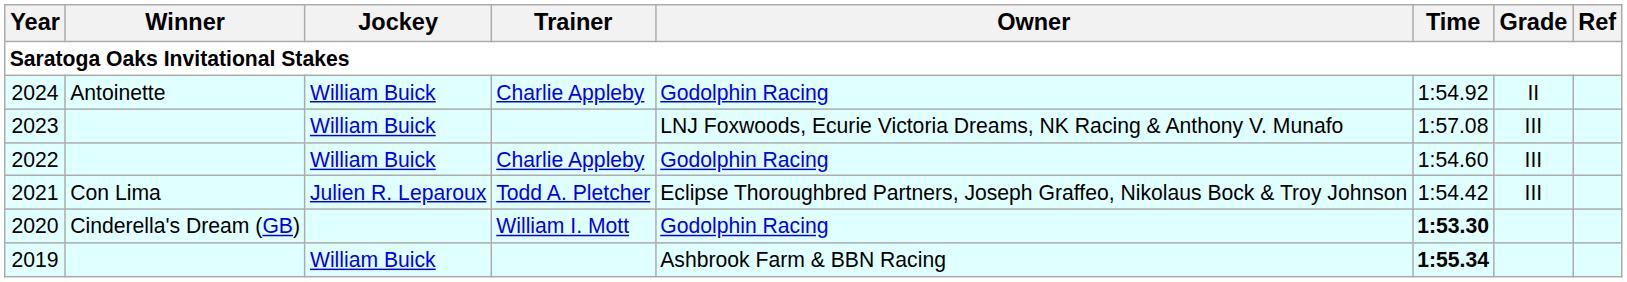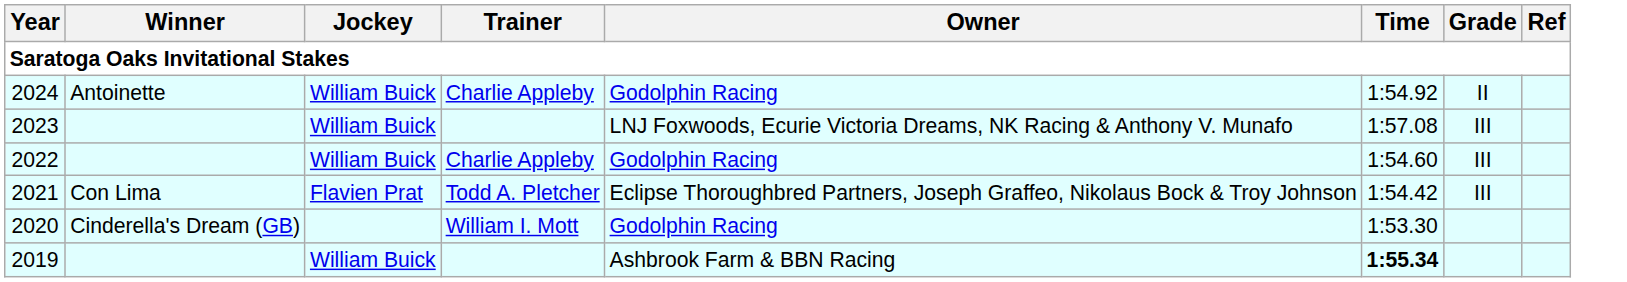(398, 193) Julien R. Leparoux -> (366, 193) Flavien Prat
(1453, 226) bold -> (1402, 226) normal
